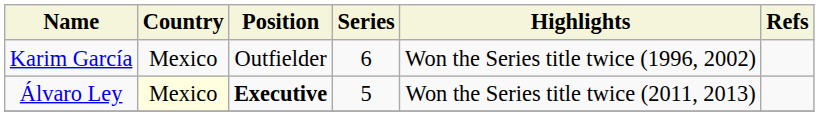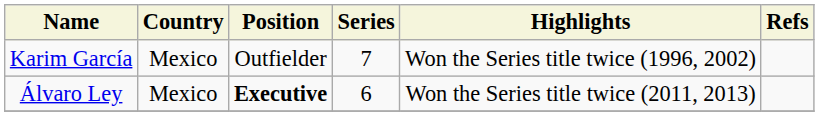(366, 57) 6 -> (366, 57) 7
(183, 93) lightyellow background -> (183, 93) no background
(366, 93) 5 -> (366, 93) 6
